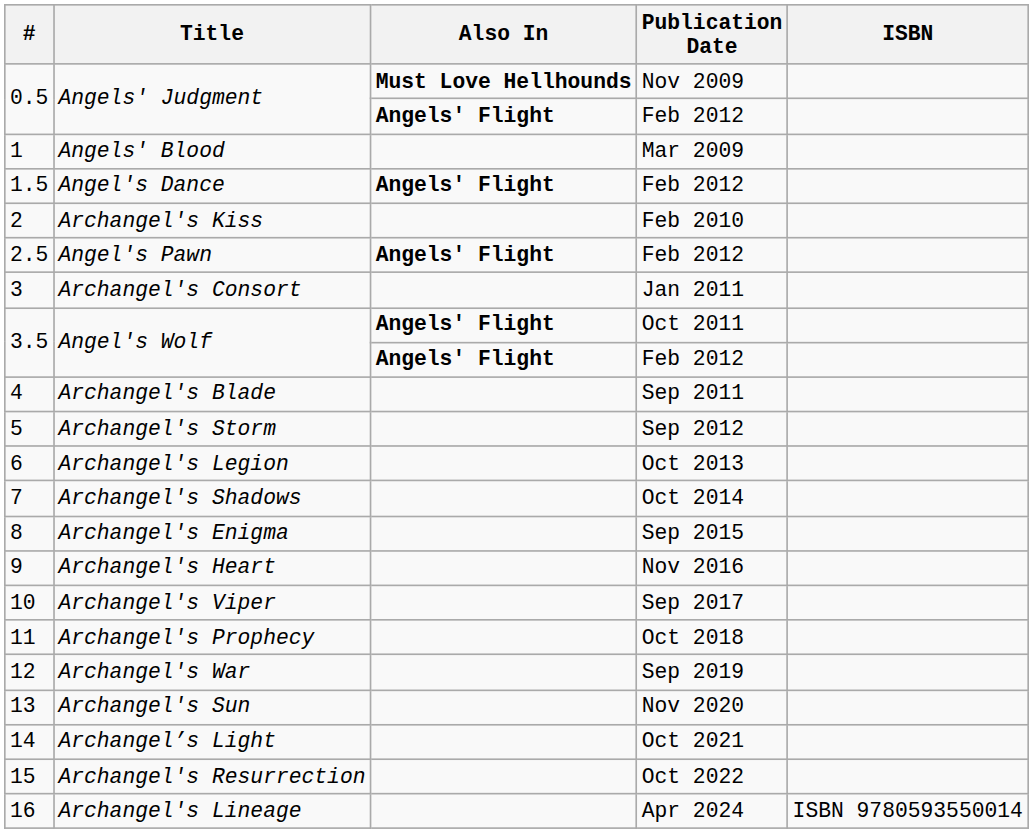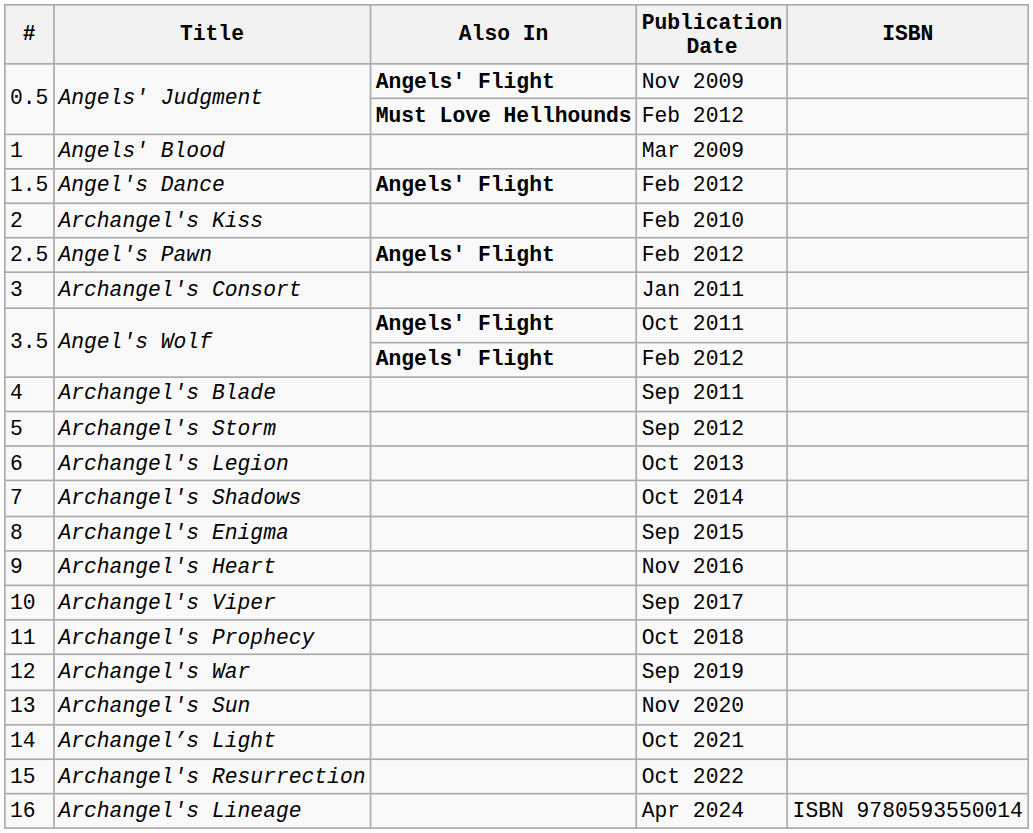(504, 82) Must Love Hellhounds -> (465, 82) Angels' Flight
(465, 116) Angels' Flight -> (504, 116) Must Love Hellhounds
